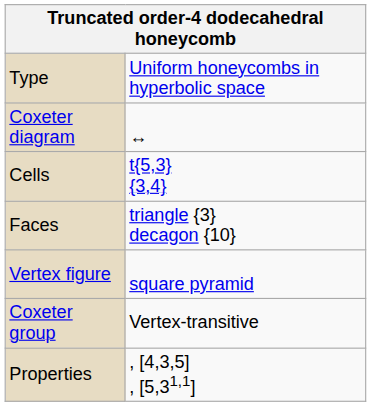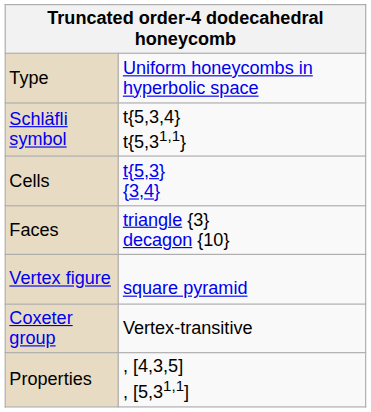+ row: (39, 129)
- row: (42, 127)
